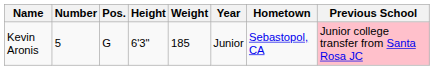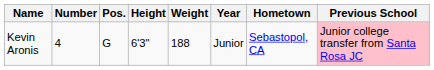(58, 43) 5 -> (58, 43) 4
(180, 43) 185 -> (180, 43) 188
